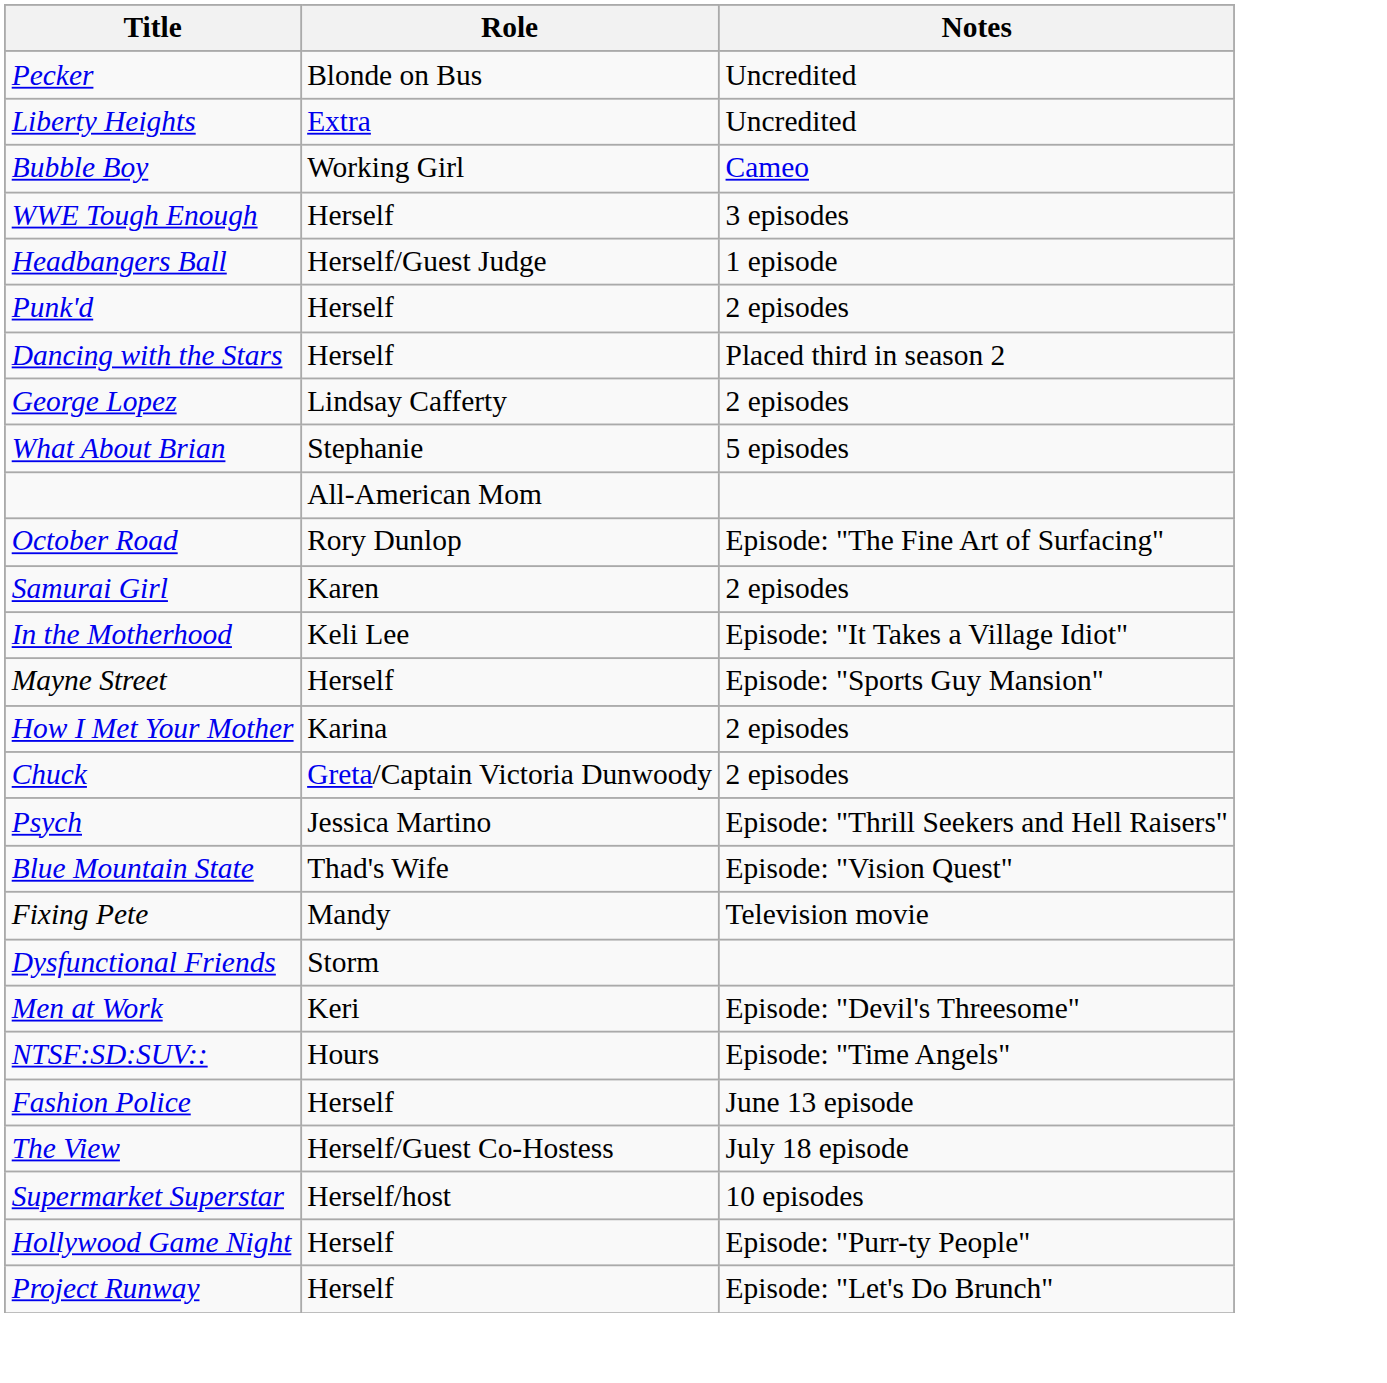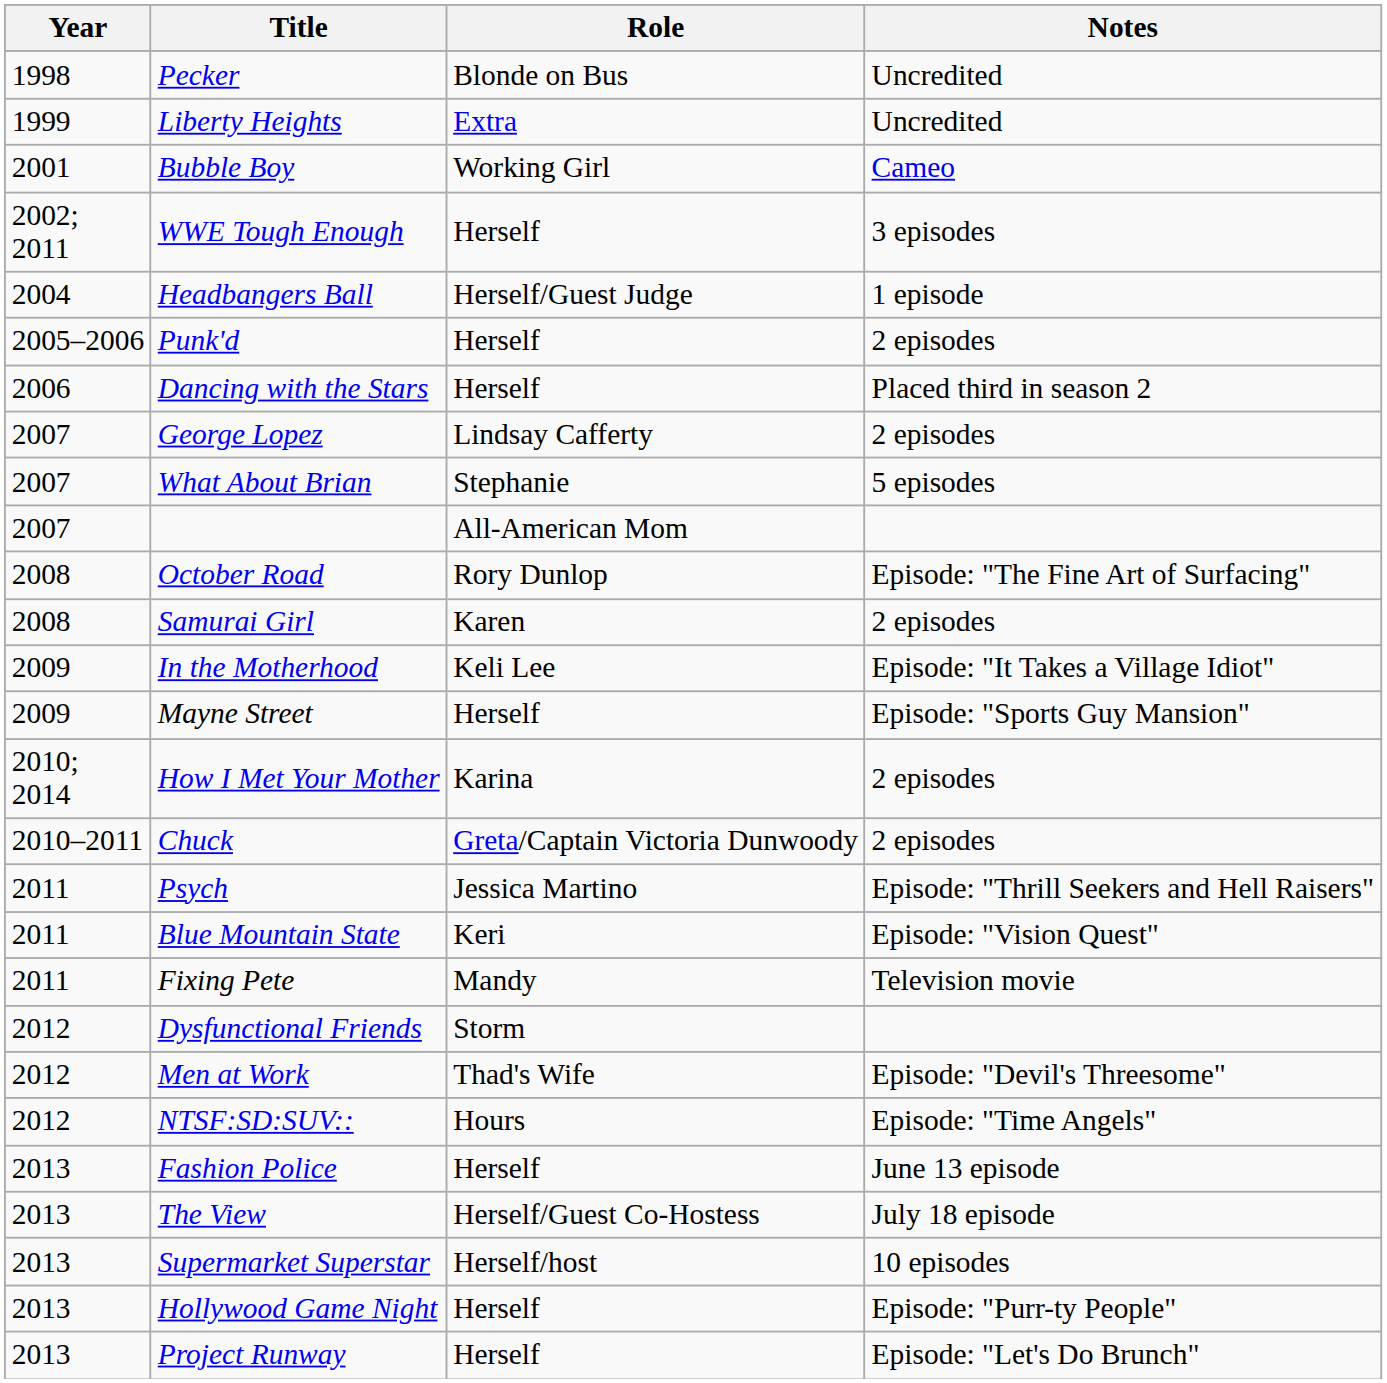+ column: (78, 27)
(378, 868) Thad's Wife -> (479, 934) Keri
(333, 1008) Keri -> (524, 1074) Thad's Wife
